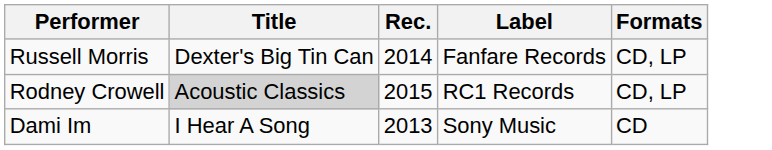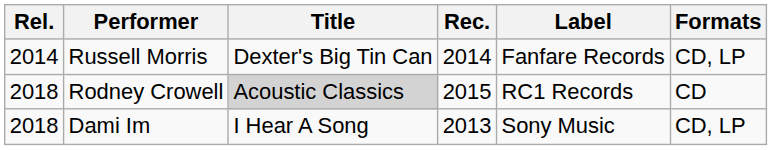+ column: (34, 21)
(651, 91) CD, LP -> (691, 91) CD
(632, 126) CD -> (710, 126) CD, LP
